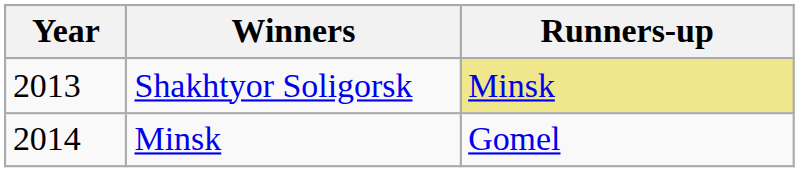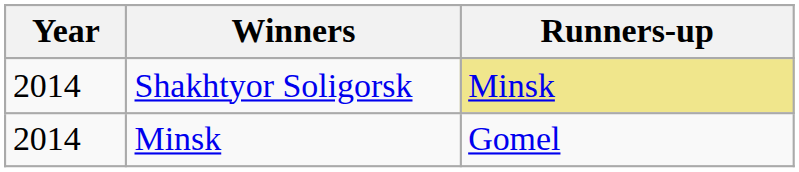(47, 85) 2013 -> (47, 85) 2014
